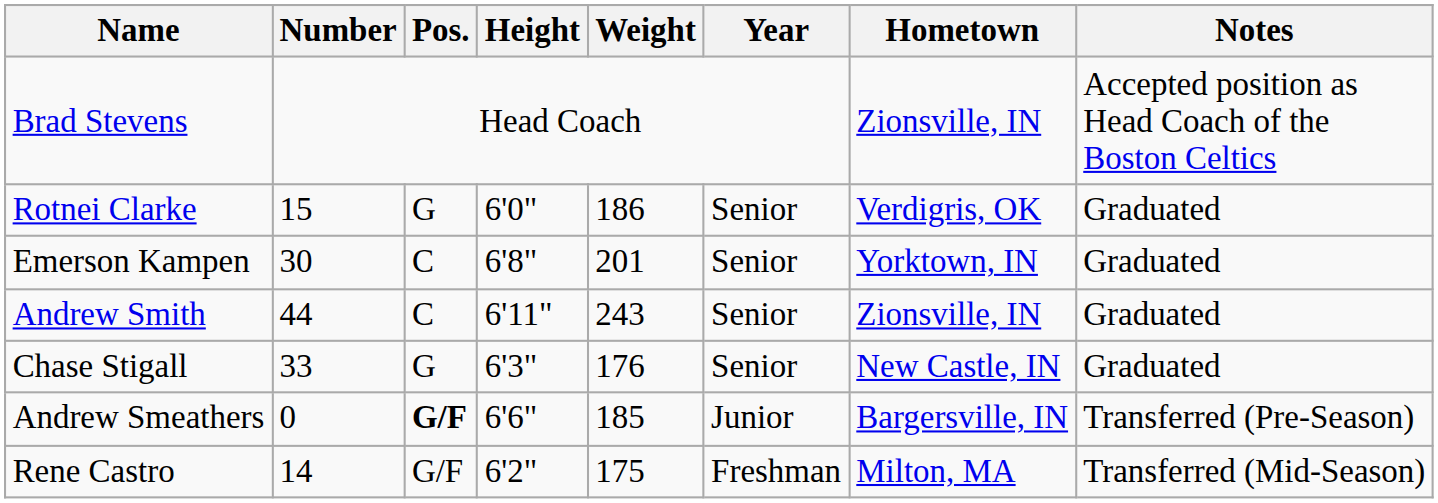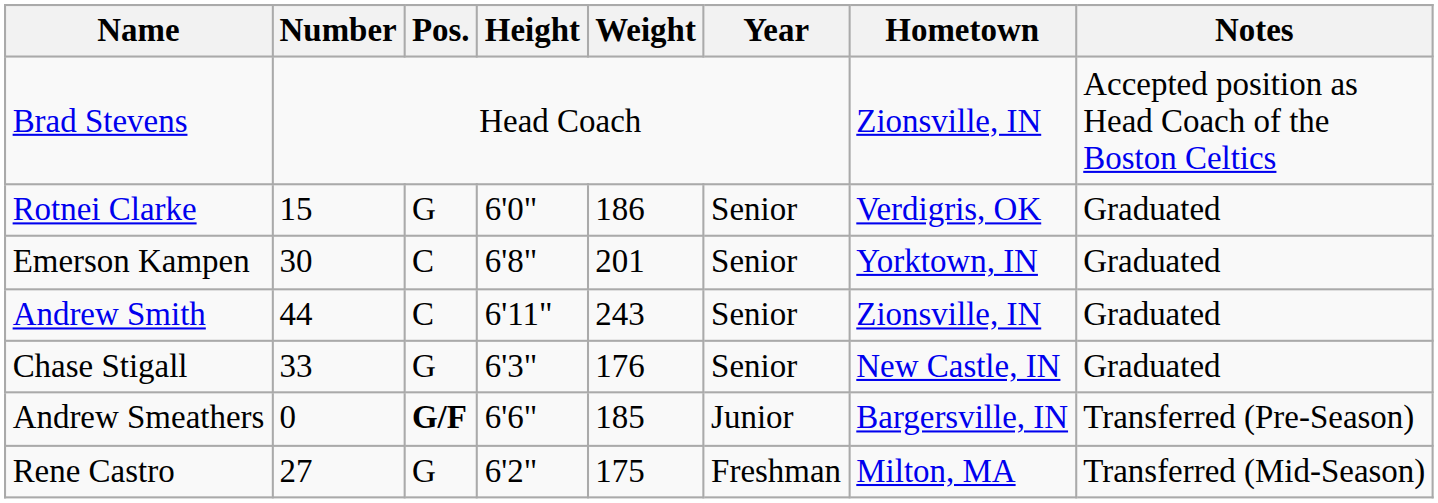(296, 470) 14 -> (296, 470) 27
(438, 470) G/F -> (424, 470) G
